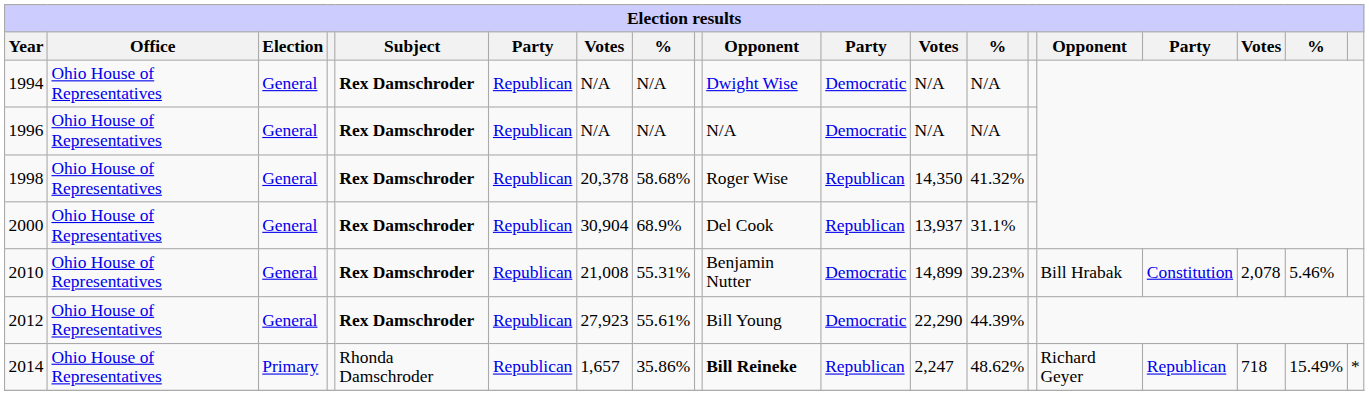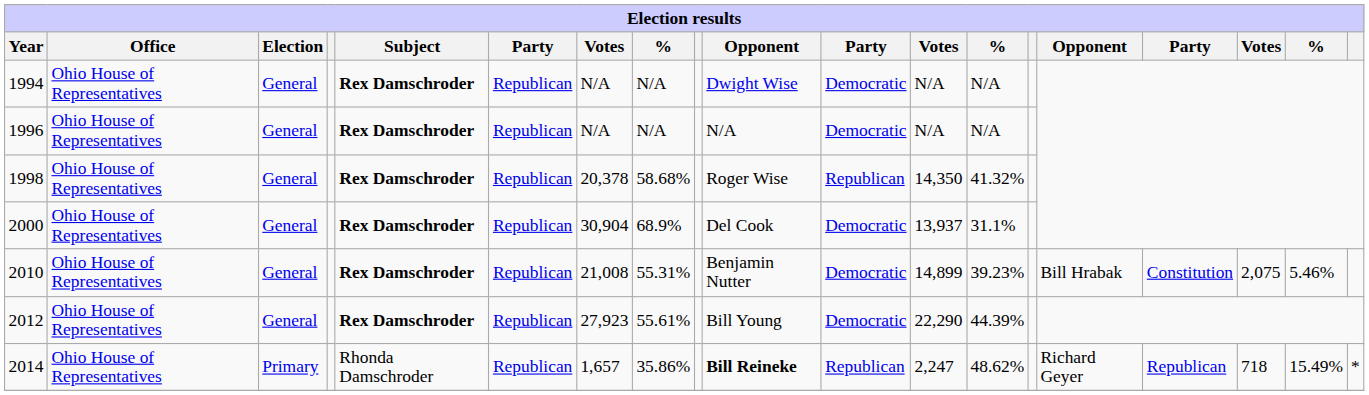(865, 225) Republican -> (866, 225) Democratic
(1261, 272) 2,078 -> (1261, 272) 2,075
